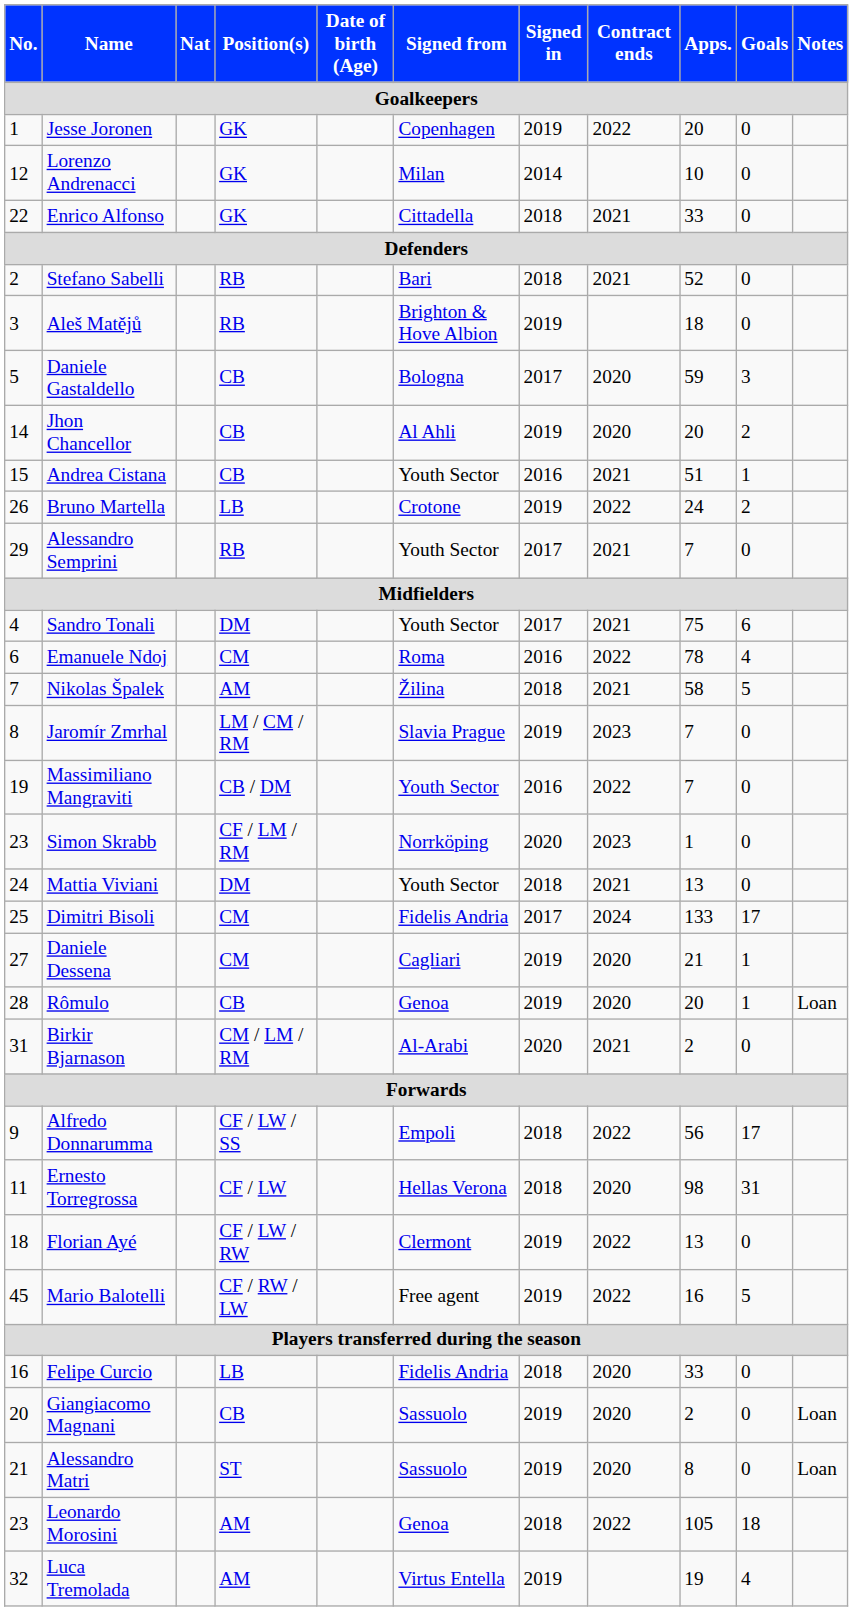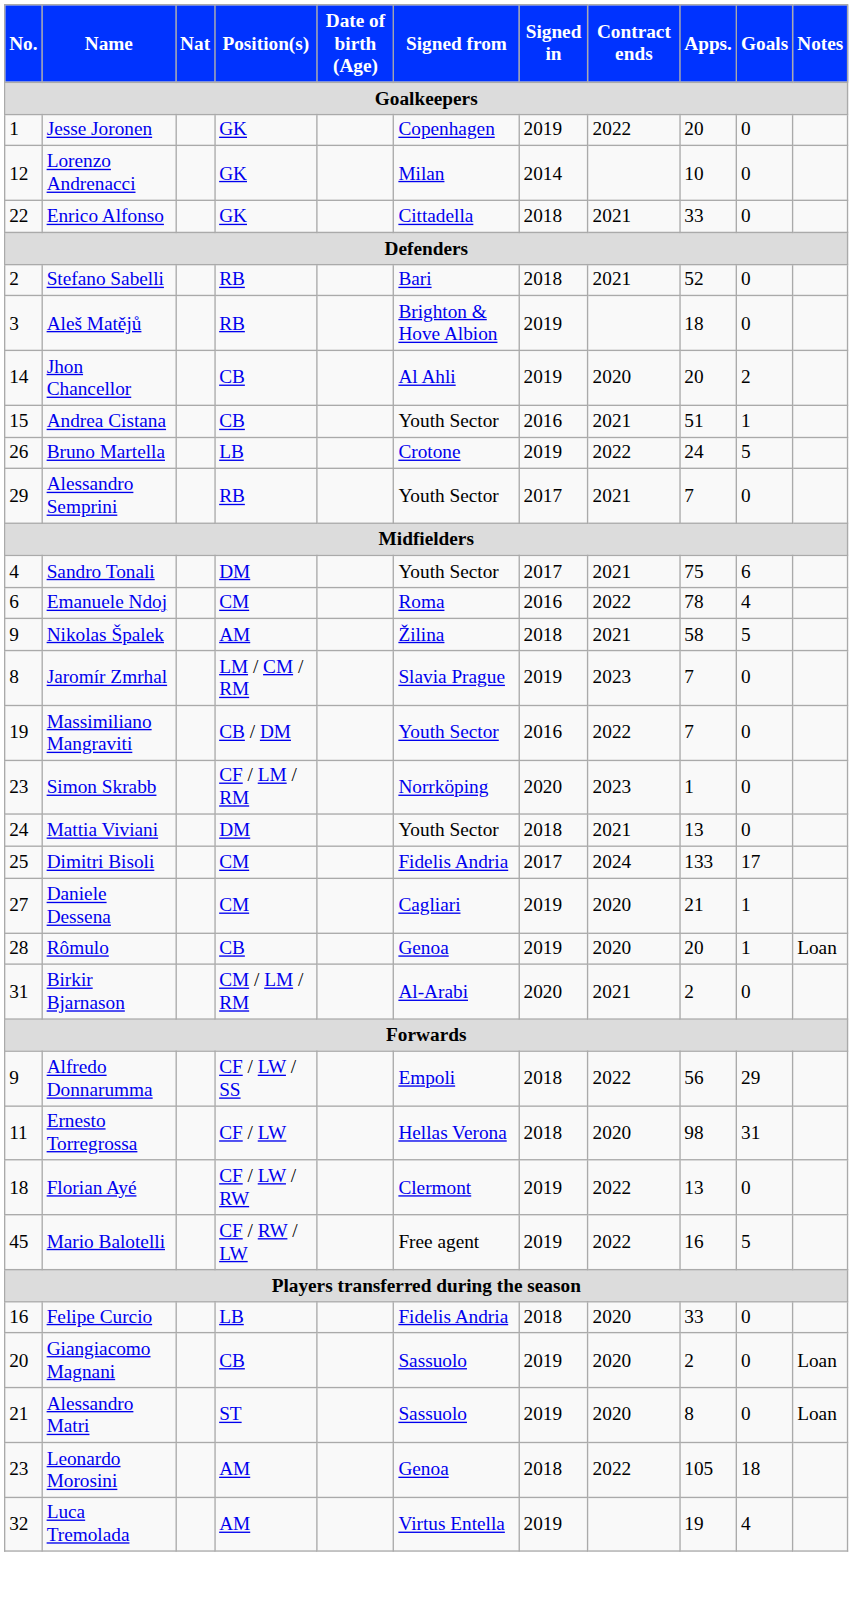- row: (91, 377)
(746, 507) 2 -> (746, 452) 5
(14, 689) 7 -> (14, 634) 9
(751, 1133) 17 -> (751, 1078) 29
